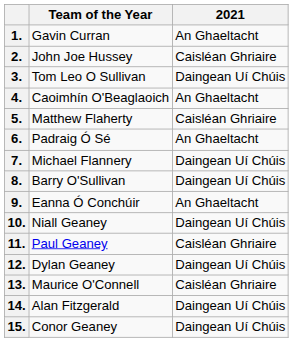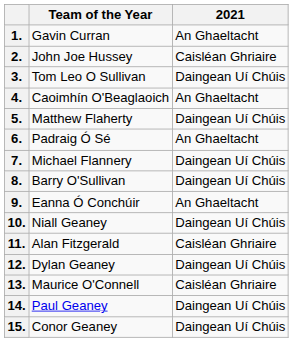(226, 118) Caisléan Ghriaire -> (230, 118) Daingean Uí Chúis
(70, 243) Paul Geaney -> (75, 243) Alan Fitzgerald
(75, 306) Alan Fitzgerald -> (70, 306) Paul Geaney
